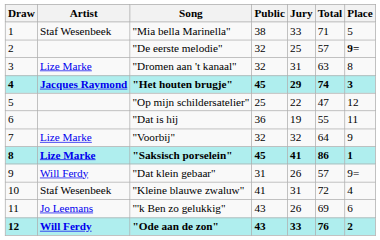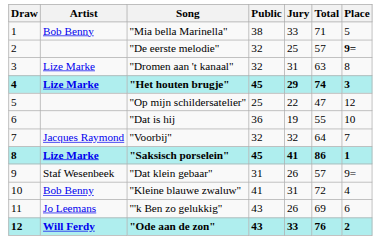(76, 31) Staf Wesenbeek -> (68, 31) Bob Benny
(84, 84) Jacques Raymond -> (71, 84) Lize Marke
(353, 119) 11 -> (350, 119) 10
(66, 137) Lize Marke -> (84, 137) Jacques Raymond
(350, 137) 9 -> (347, 137) 7
(64, 173) Will Ferdy -> (79, 173) Staf Wesenbeek
(76, 191) Staf Wesenbeek -> (68, 191) Bob Benny
